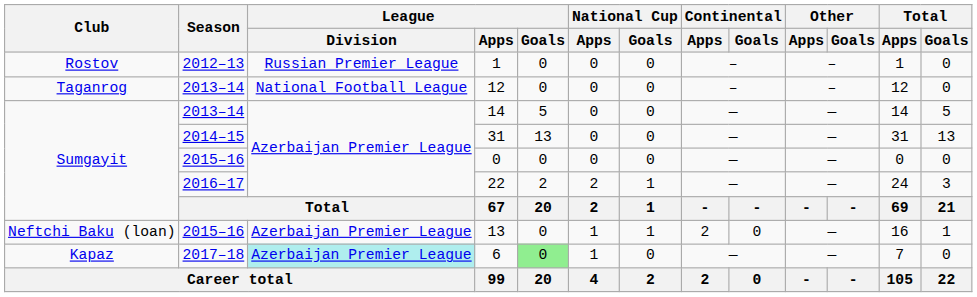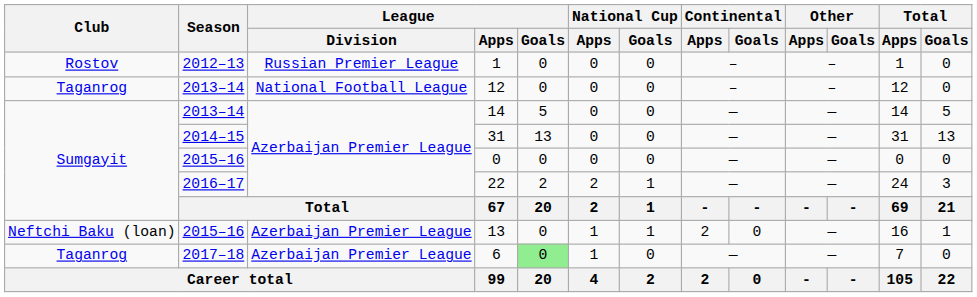(92, 256) Kapaz -> (92, 256) Taganrog
(361, 256) paleturquoise background -> (361, 256) no background
